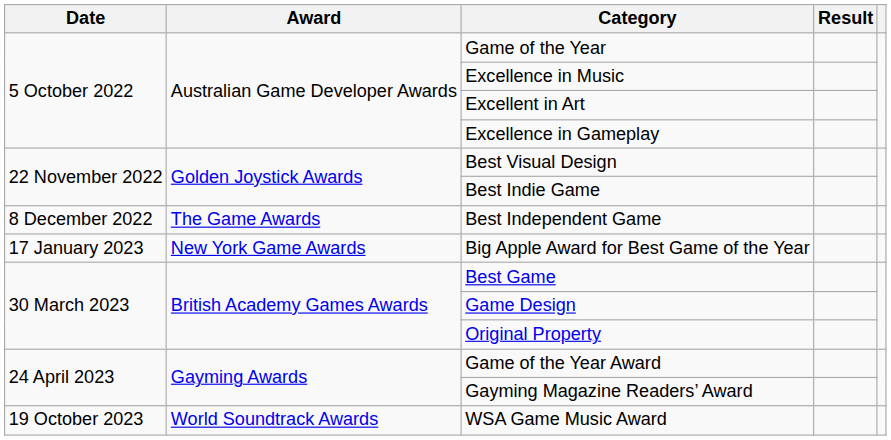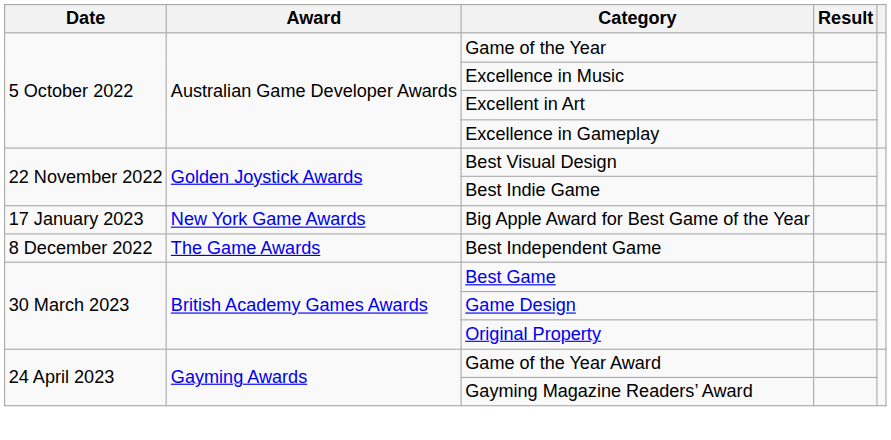rows swapped: (563, 219) <-> (637, 248)
- row: (566, 420)
